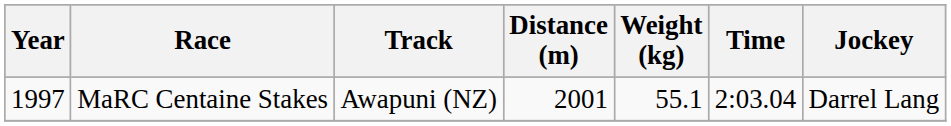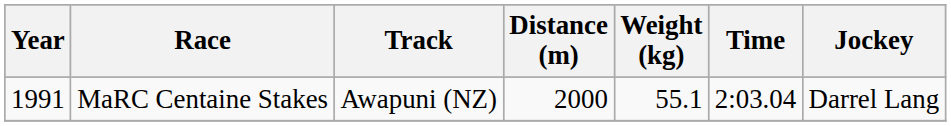(38, 98) 1997 -> (38, 98) 1991
(581, 98) 2001 -> (581, 98) 2000
